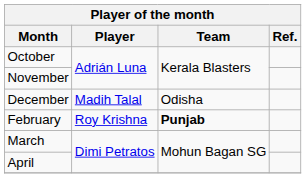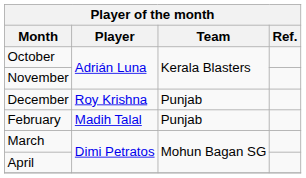(108, 99) Madih Talal -> (111, 99) Roy Krishna
(182, 99) Odisha -> (181, 99) Punjab
(111, 120) Roy Krishna -> (108, 120) Madih Talal
(183, 120) bold -> (181, 120) normal
